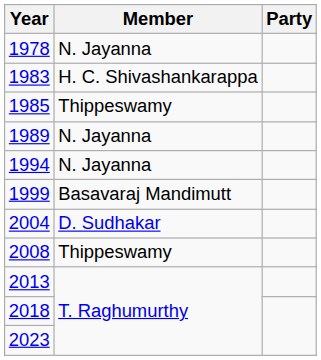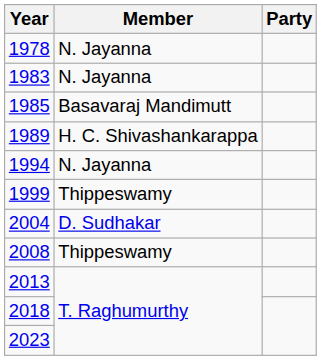(158, 77) H. C. Shivashankarappa -> (105, 77) N. Jayanna
(115, 106) Thippeswamy -> (145, 106) Basavaraj Mandimutt
(105, 135) N. Jayanna -> (158, 135) H. C. Shivashankarappa
(145, 194) Basavaraj Mandimutt -> (115, 194) Thippeswamy
